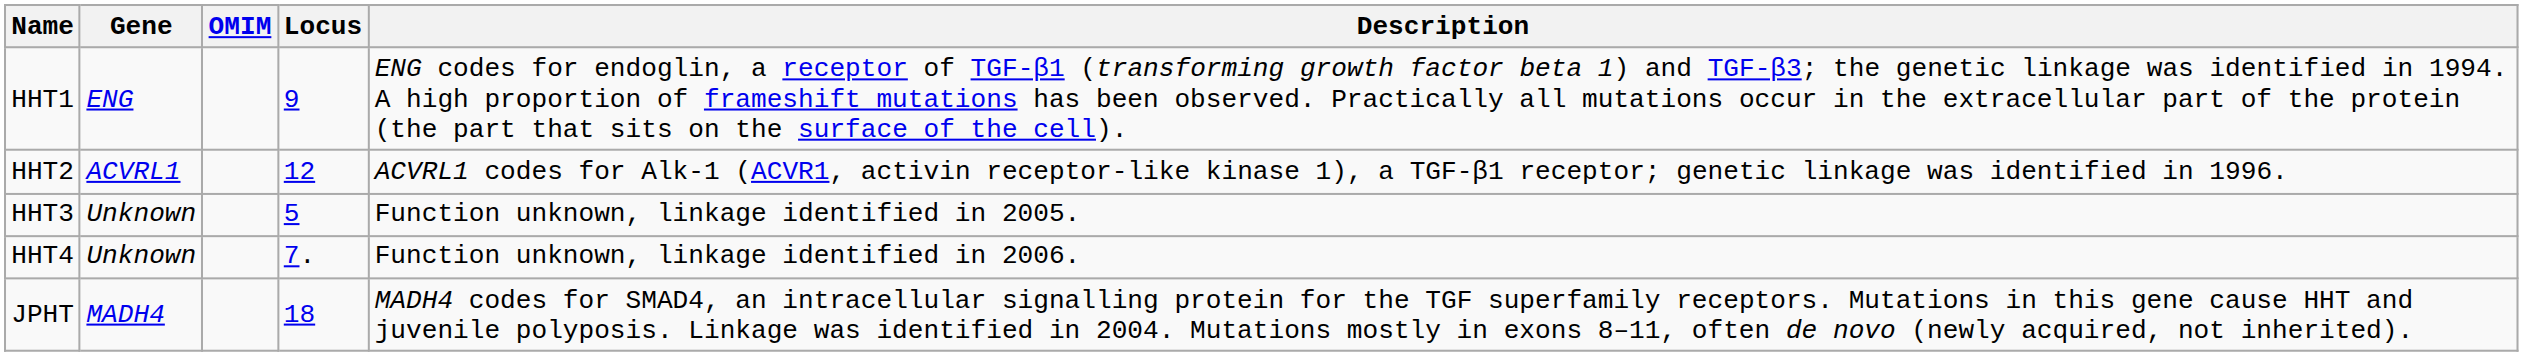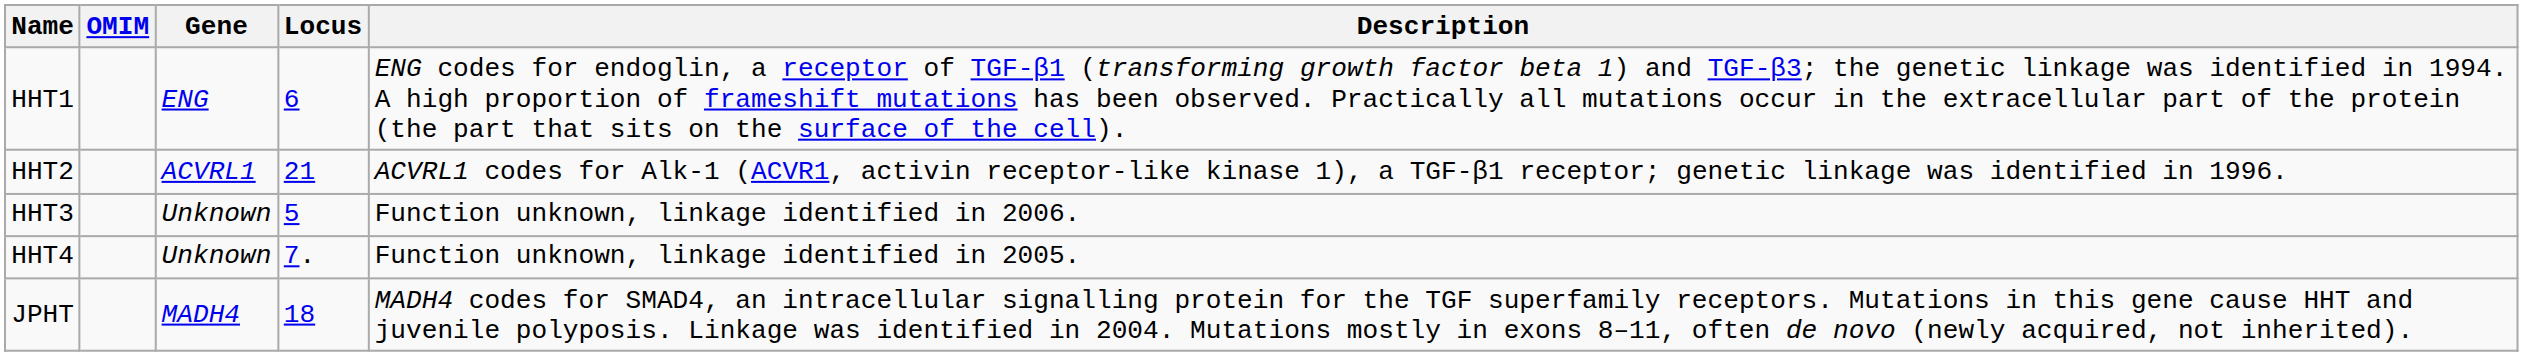columns swapped: (240, 26) <-> (141, 26)
(292, 99) 9 -> (292, 99) 6
(299, 172) 12 -> (299, 172) 21
(727, 214) Function unknown, linkage identified in 2005. -> (727, 214) Function unknown, linkage identified in 2006.
(727, 257) Function unknown, linkage identified in 2006. -> (727, 257) Function unknown, linkage identified in 2005.
